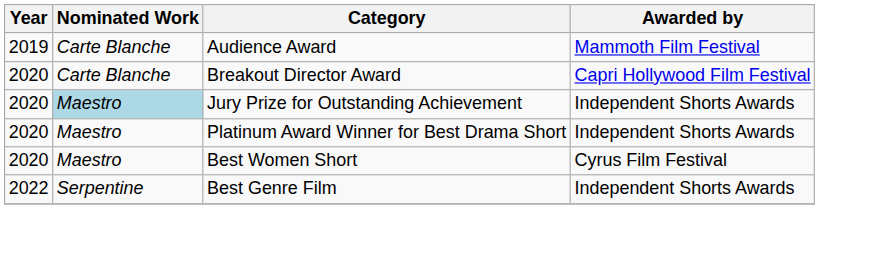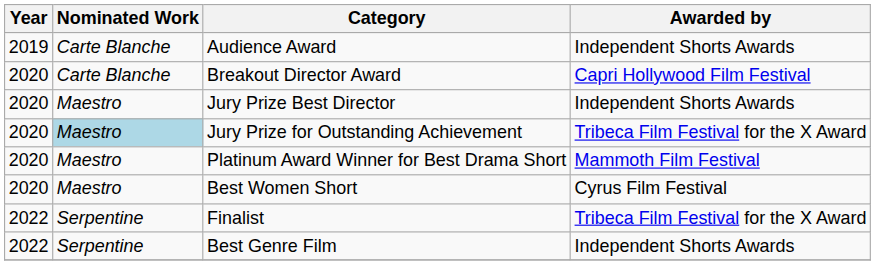(667, 47) Mammoth Film Festival -> (685, 47) Independent Shorts Awards
+ row: (301, 103)
(685, 103) Independent Shorts Awards -> (720, 132) Tribeca Film Festival for the X Award
(685, 132) Independent Shorts Awards -> (667, 160) Mammoth Film Festival
+ row: (236, 217)
